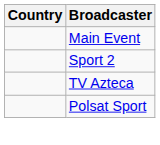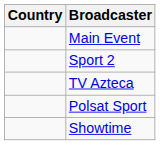+ row: (100, 128)
